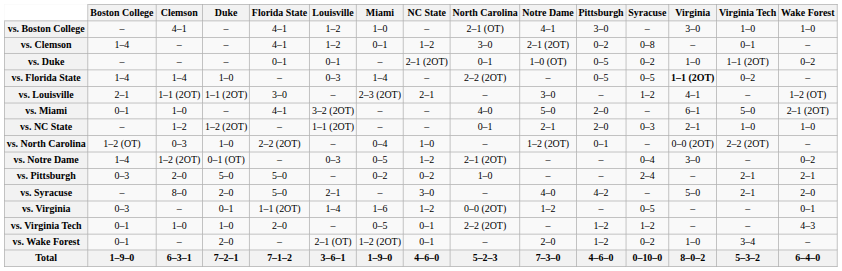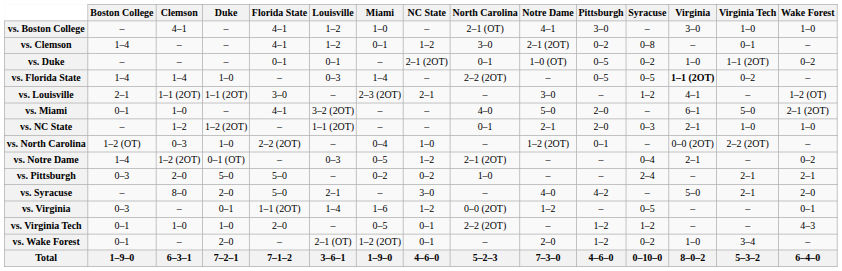(693, 160) 3–0 -> (693, 160) 2–1
